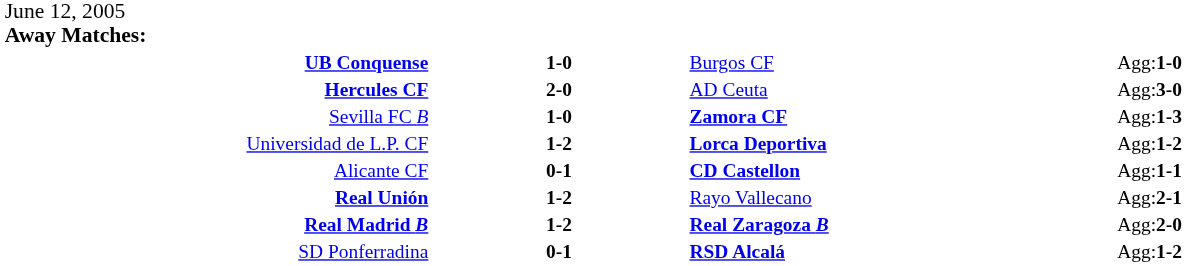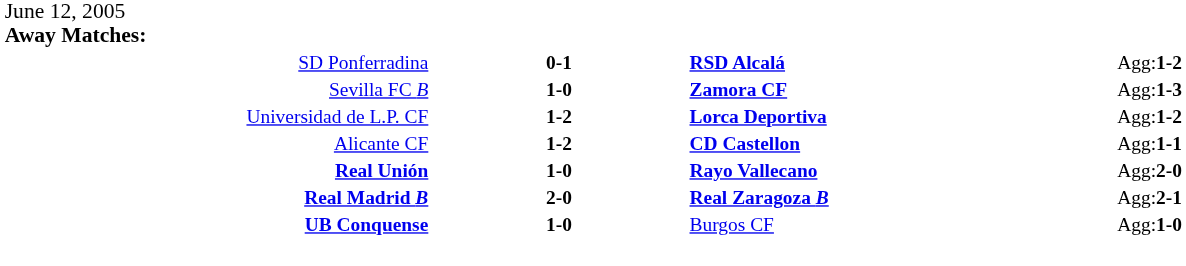rows swapped: (363, 251) <-> (367, 62)
- row: (376, 89)
(559, 170) 0-1 -> (559, 143) 1-2
(559, 197) 1-2 -> (559, 170) 1-0
(751, 197) normal -> (753, 170) bold
(1150, 197) Agg:2-1 -> (1150, 170) Agg:2-0
(559, 224) 1-2 -> (559, 197) 2-0
(1150, 224) Agg:2-0 -> (1150, 197) Agg:2-1
